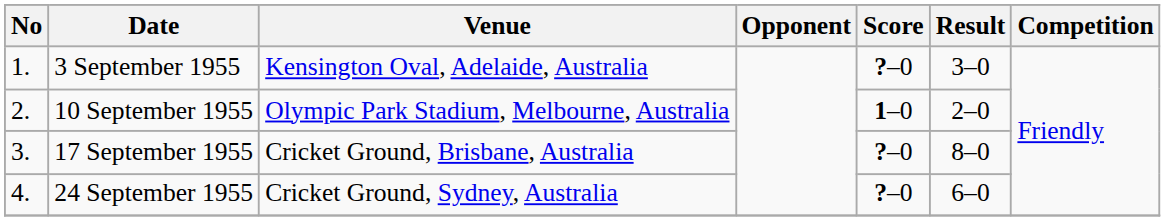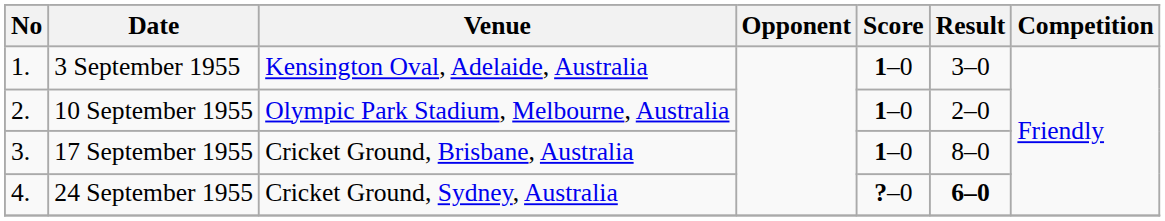(893, 67) ?–0 -> (893, 67) 1–0
(893, 151) ?–0 -> (893, 151) 1–0
(971, 193) normal -> (971, 193) bold
